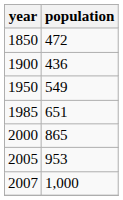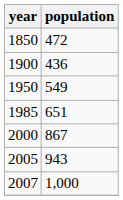(56, 135) 865 -> (56, 135) 867
(56, 159) 953 -> (56, 159) 943
